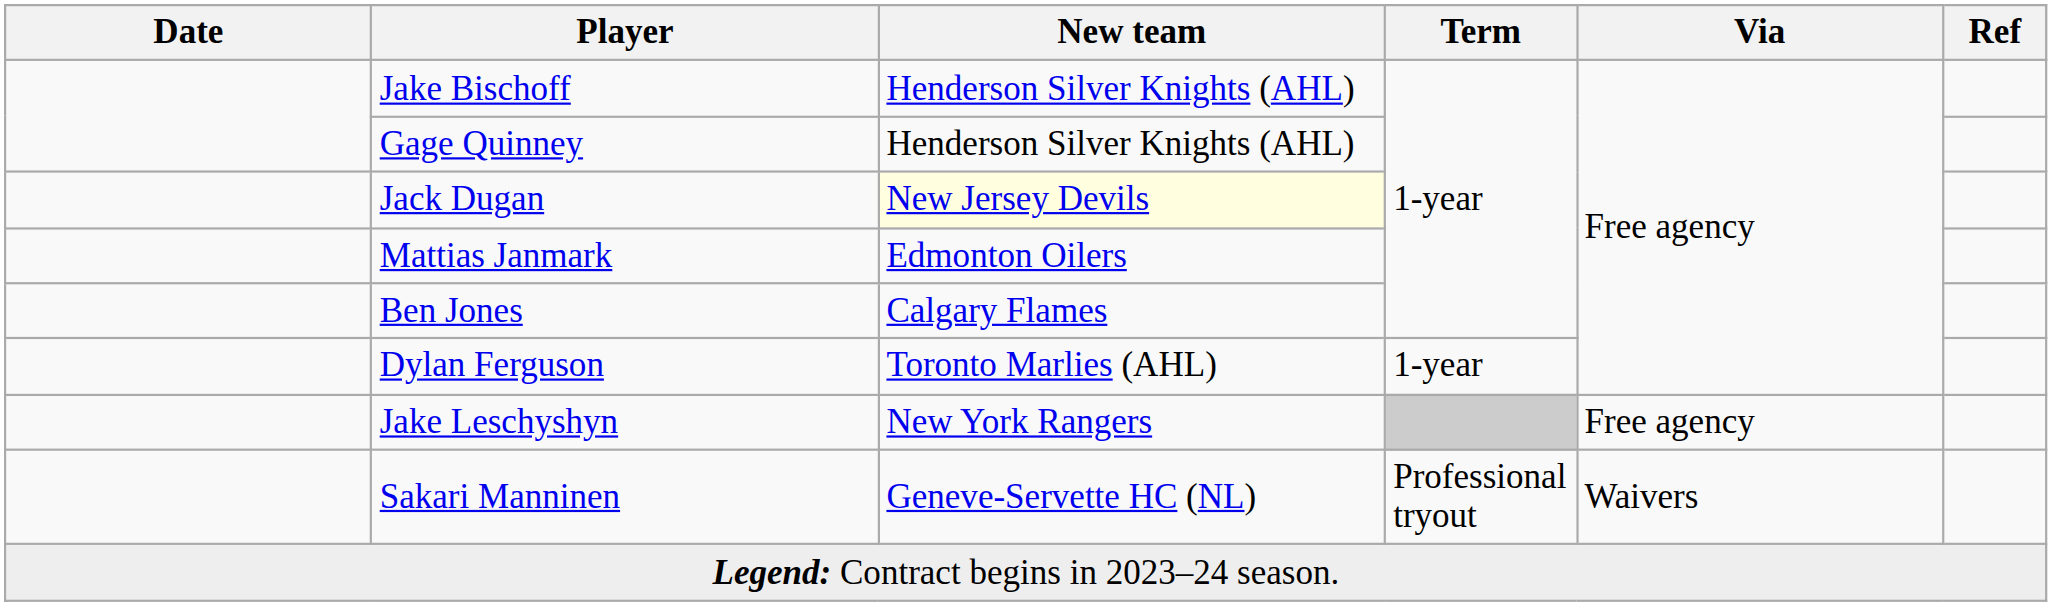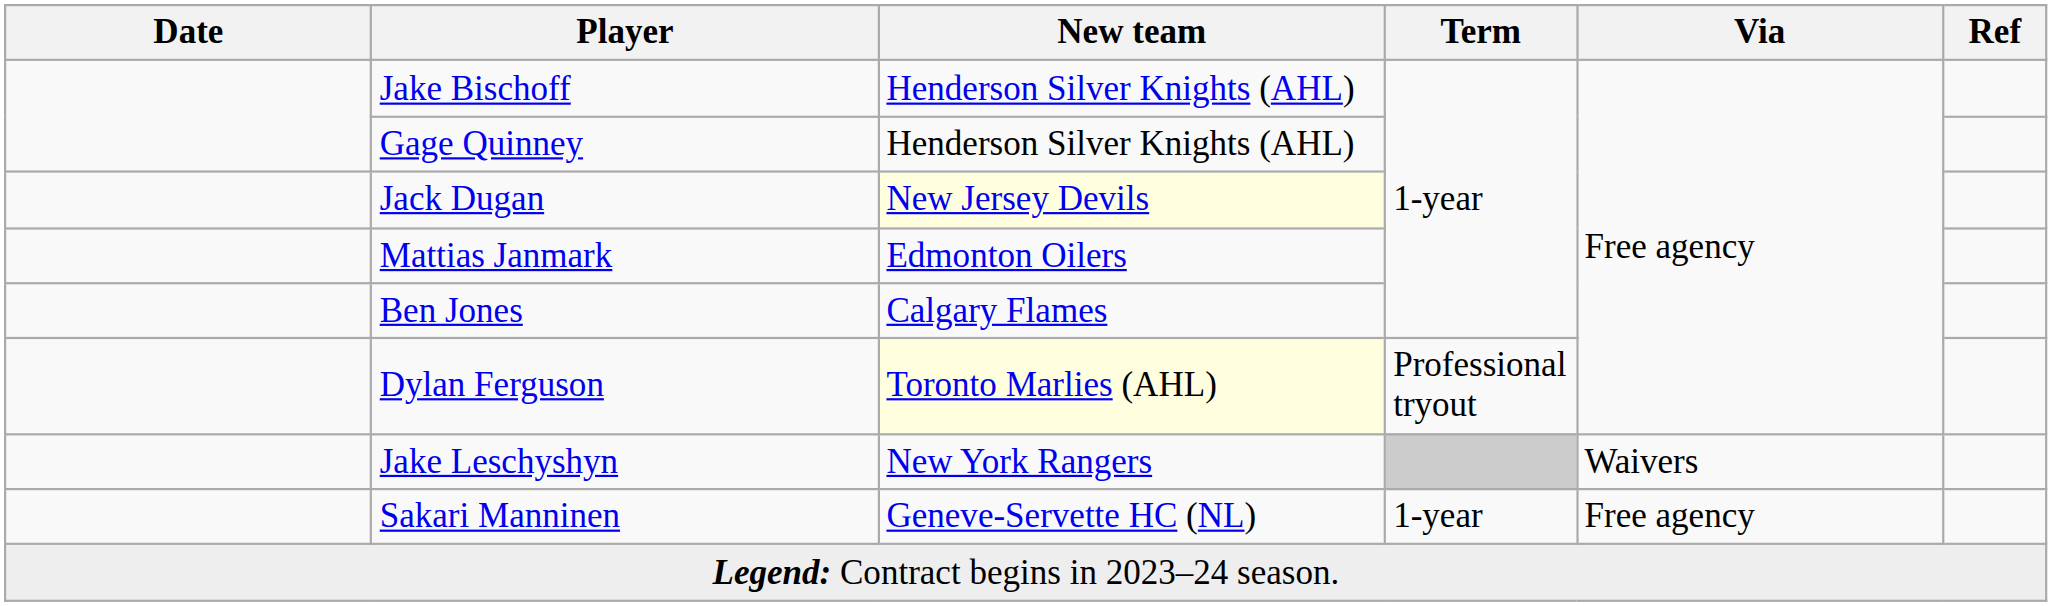(1052, 365) no background -> (1052, 385) lightyellow background
(1438, 365) 1-year -> (1480, 385) Professional tryout
(1670, 421) Free agency -> (1641, 460) Waivers
(1480, 496) Professional tryout -> (1438, 516) 1-year
(1641, 496) Waivers -> (1670, 516) Free agency
